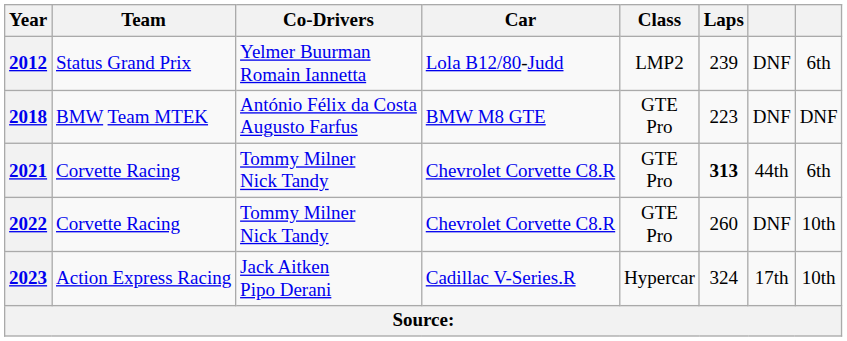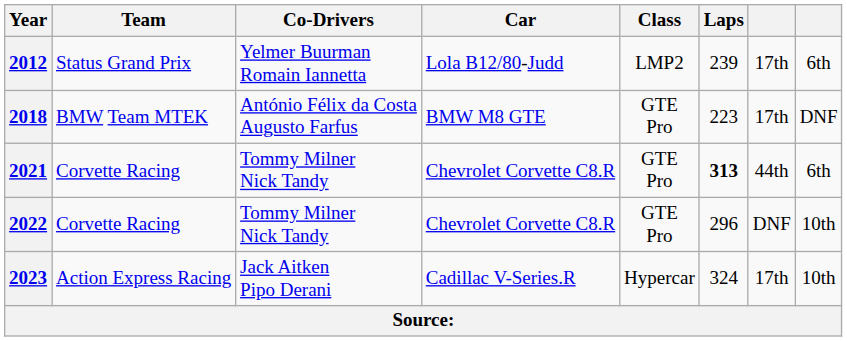(772, 63) DNF -> (772, 63) 17th
(772, 116) DNF -> (772, 116) 17th
(724, 224) 260 -> (724, 224) 296
